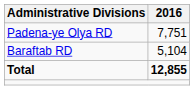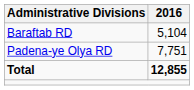rows swapped: (40, 51) <-> (60, 32)
